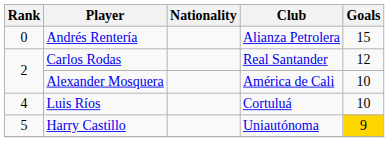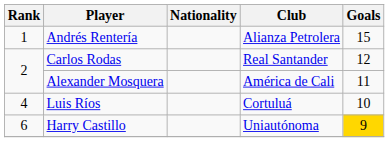(24, 37) 0 -> (24, 37) 1
(363, 81) 10 -> (363, 81) 11
(24, 125) 5 -> (24, 125) 6
